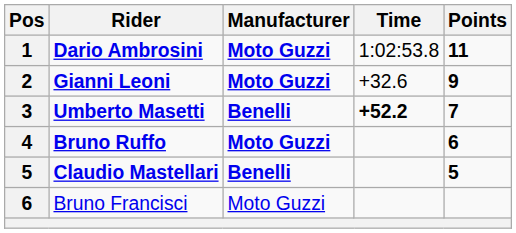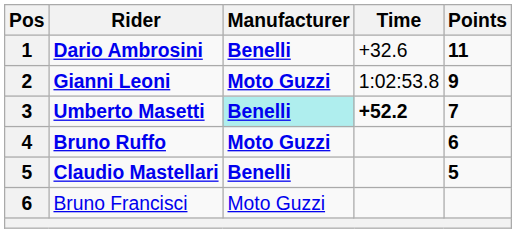(279, 51) Moto Guzzi -> (259, 51) Benelli
(399, 51) 1:02:53.8 -> (383, 51) +32.6
(383, 81) +32.6 -> (399, 81) 1:02:53.8
(259, 112) no background -> (259, 112) paleturquoise background
